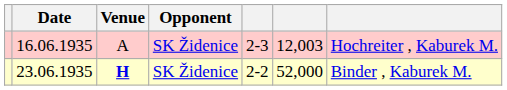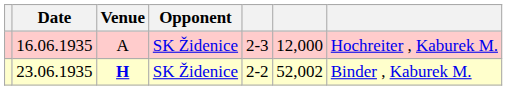(300, 44) 12,003 -> (300, 44) 12,000
(300, 71) 52,000 -> (300, 71) 52,002
